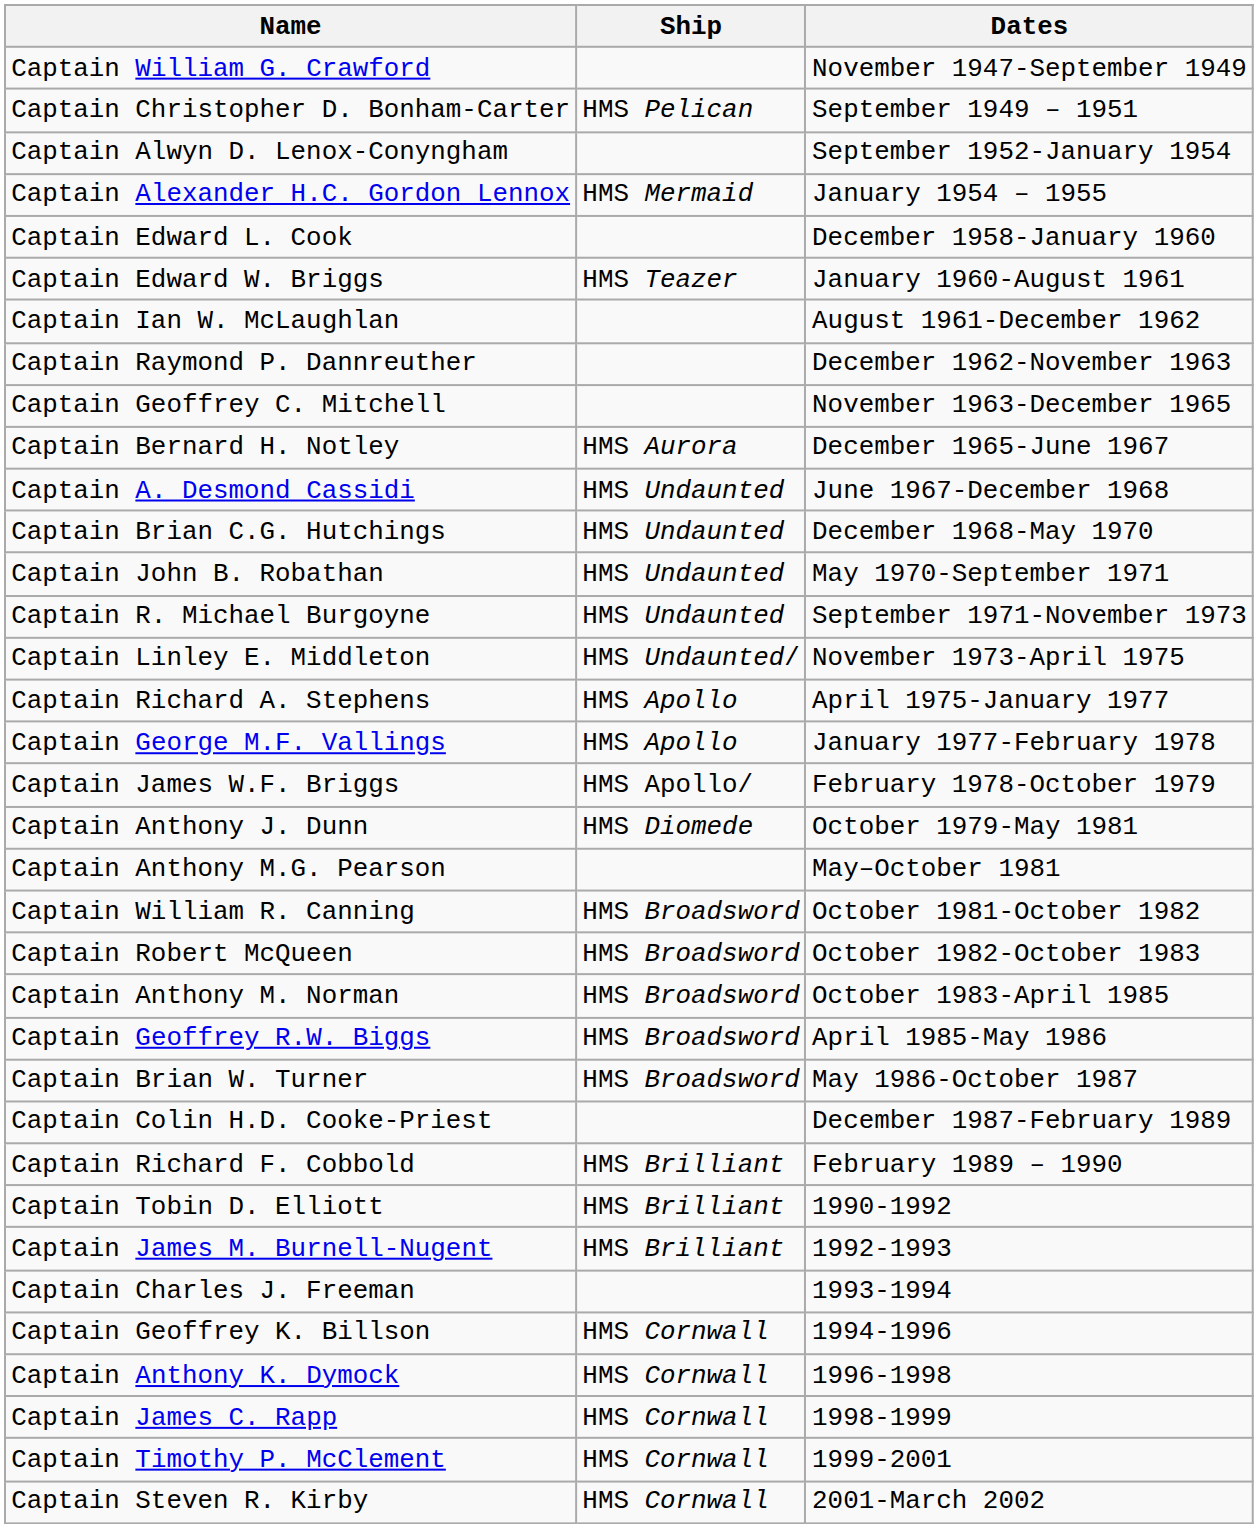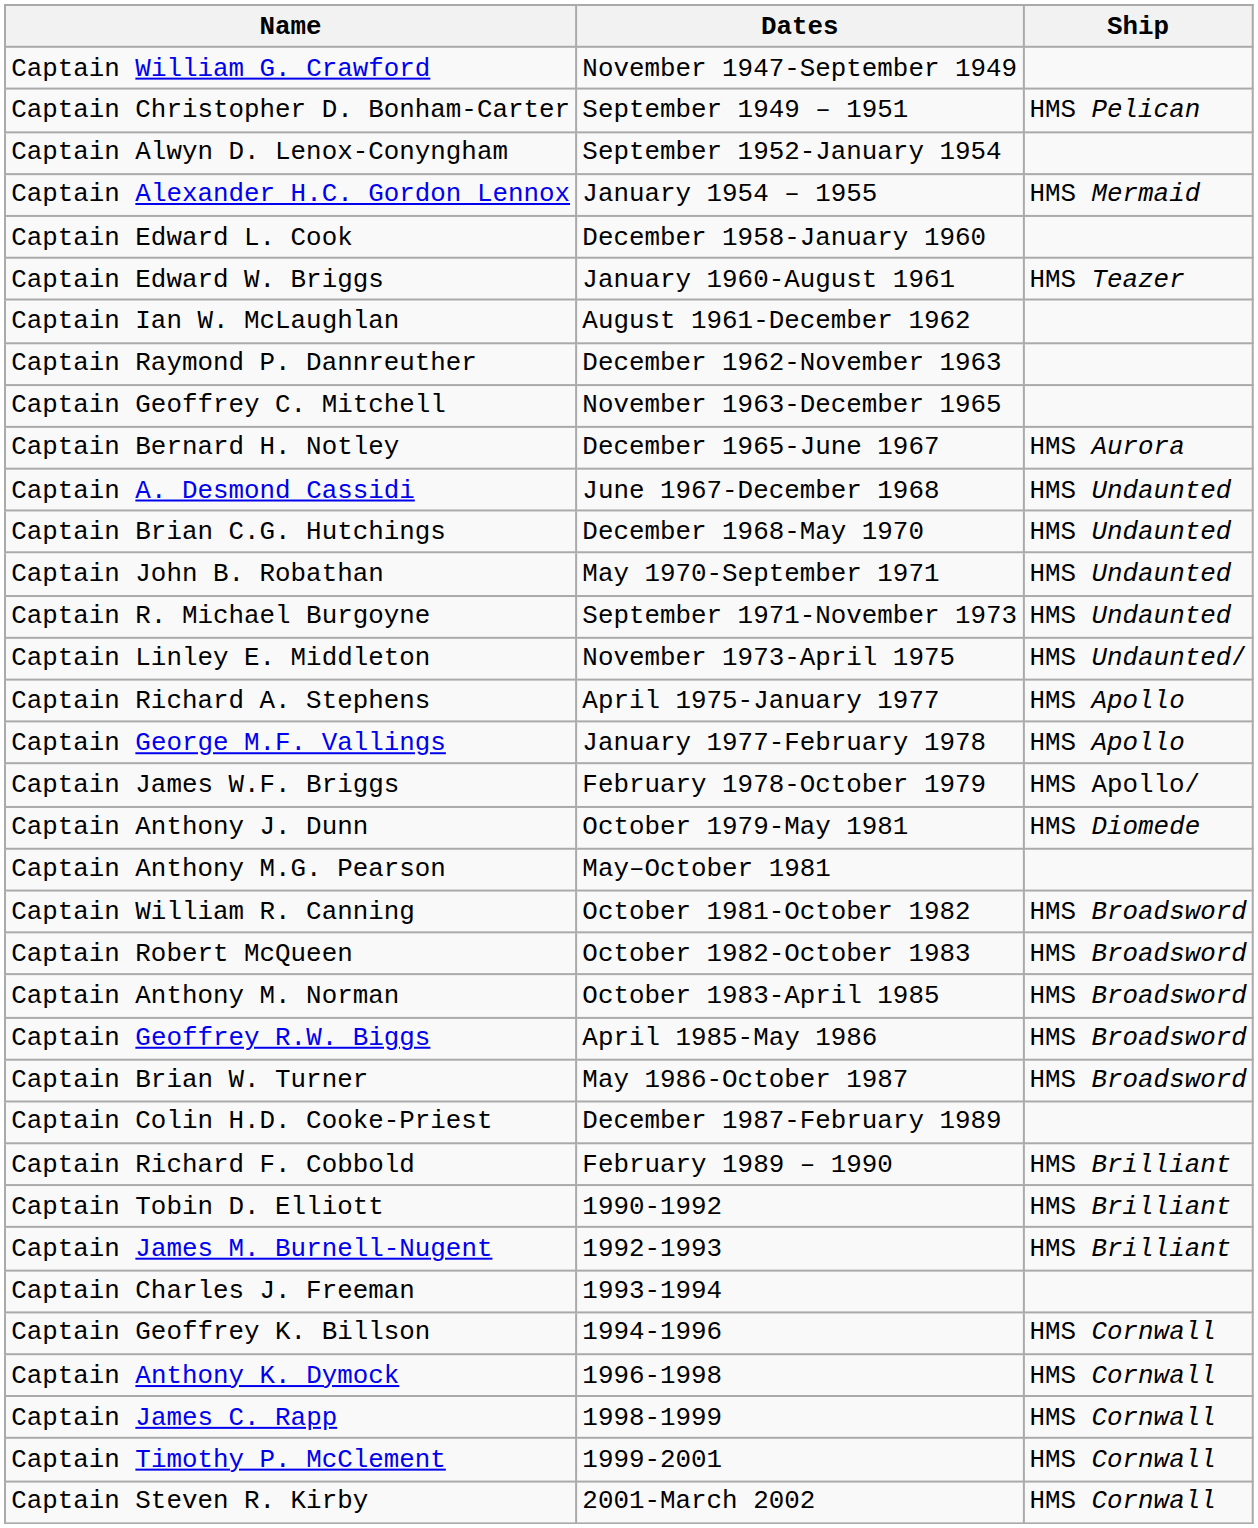columns swapped: (691, 26) <-> (1029, 26)
